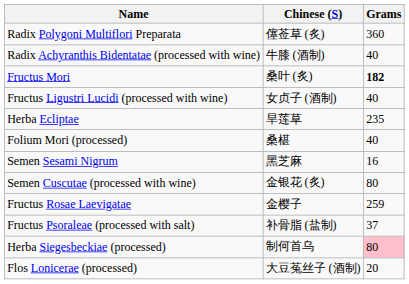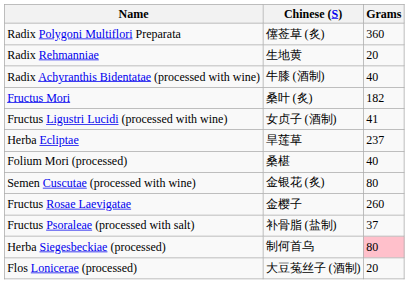+ row: (53, 55)
(375, 76) bold -> (375, 98) normal
(372, 98) 40 -> (372, 119) 41
(375, 119) 235 -> (375, 140) 237
- row: (62, 161)
(375, 204) 259 -> (375, 204) 260
